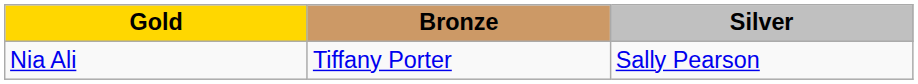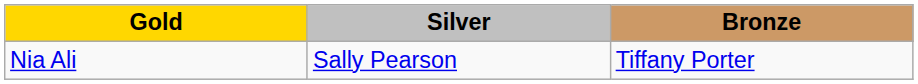columns swapped: (762, 23) <-> (459, 23)
